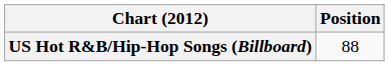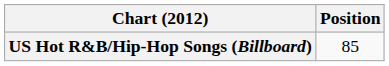(350, 46) 88 -> (350, 46) 85
